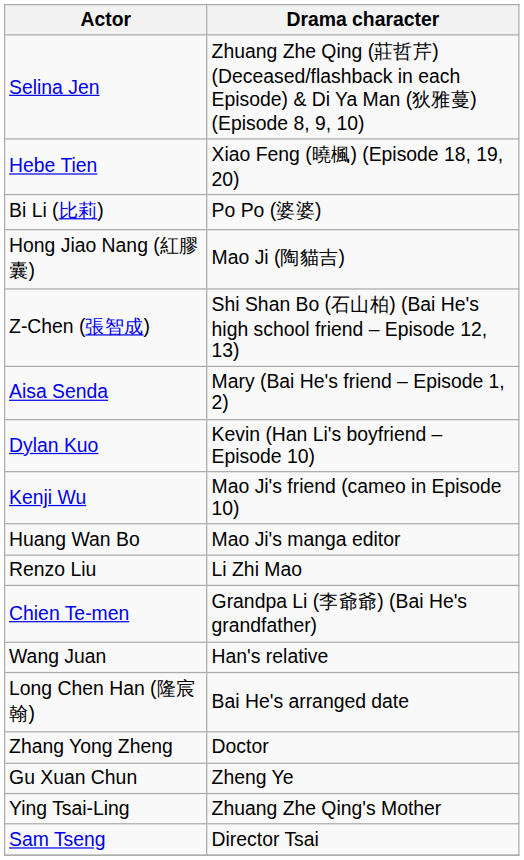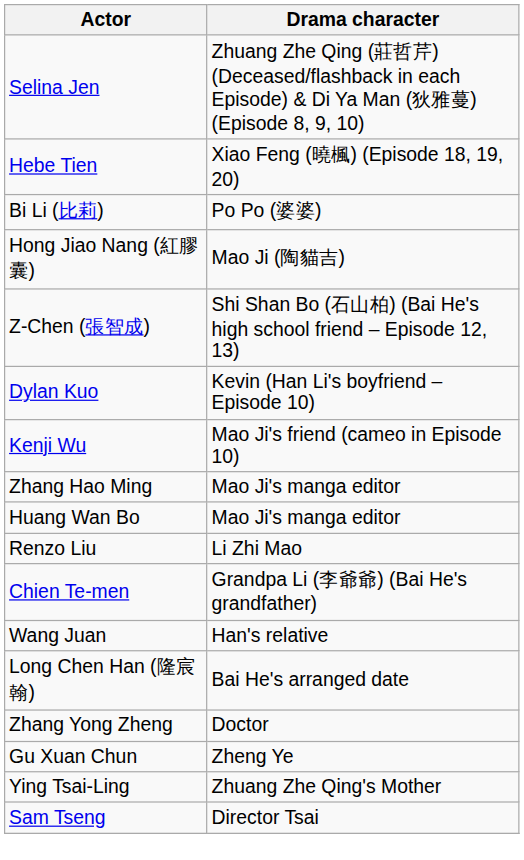- row: (59, 392)
+ row: (81, 486)
